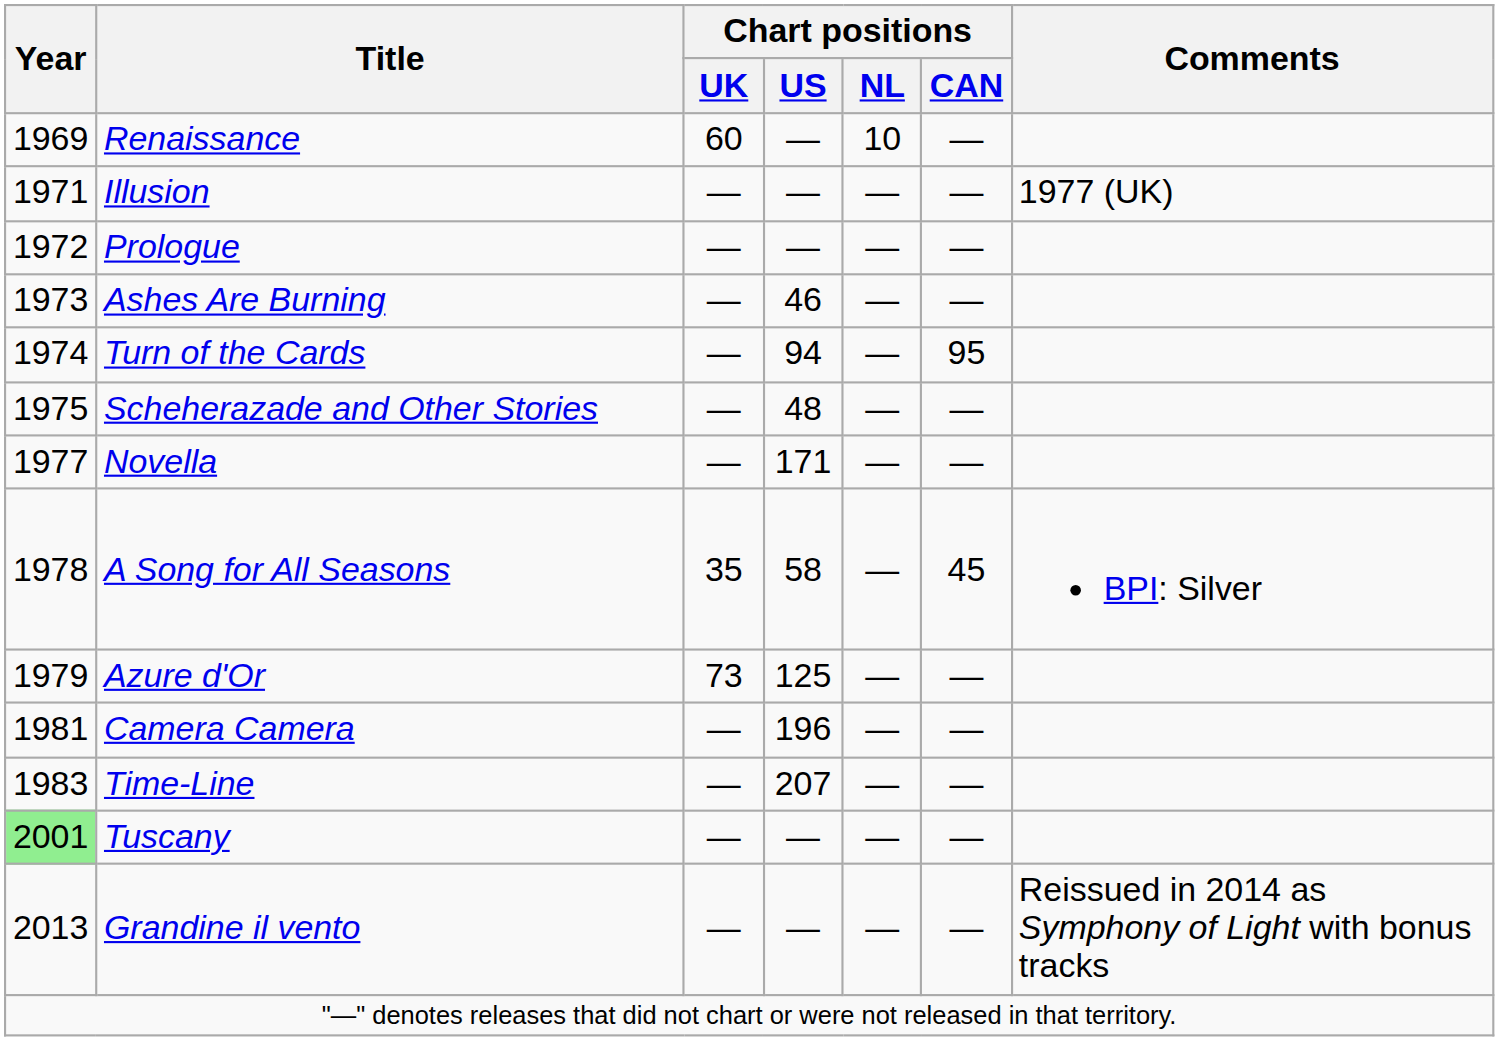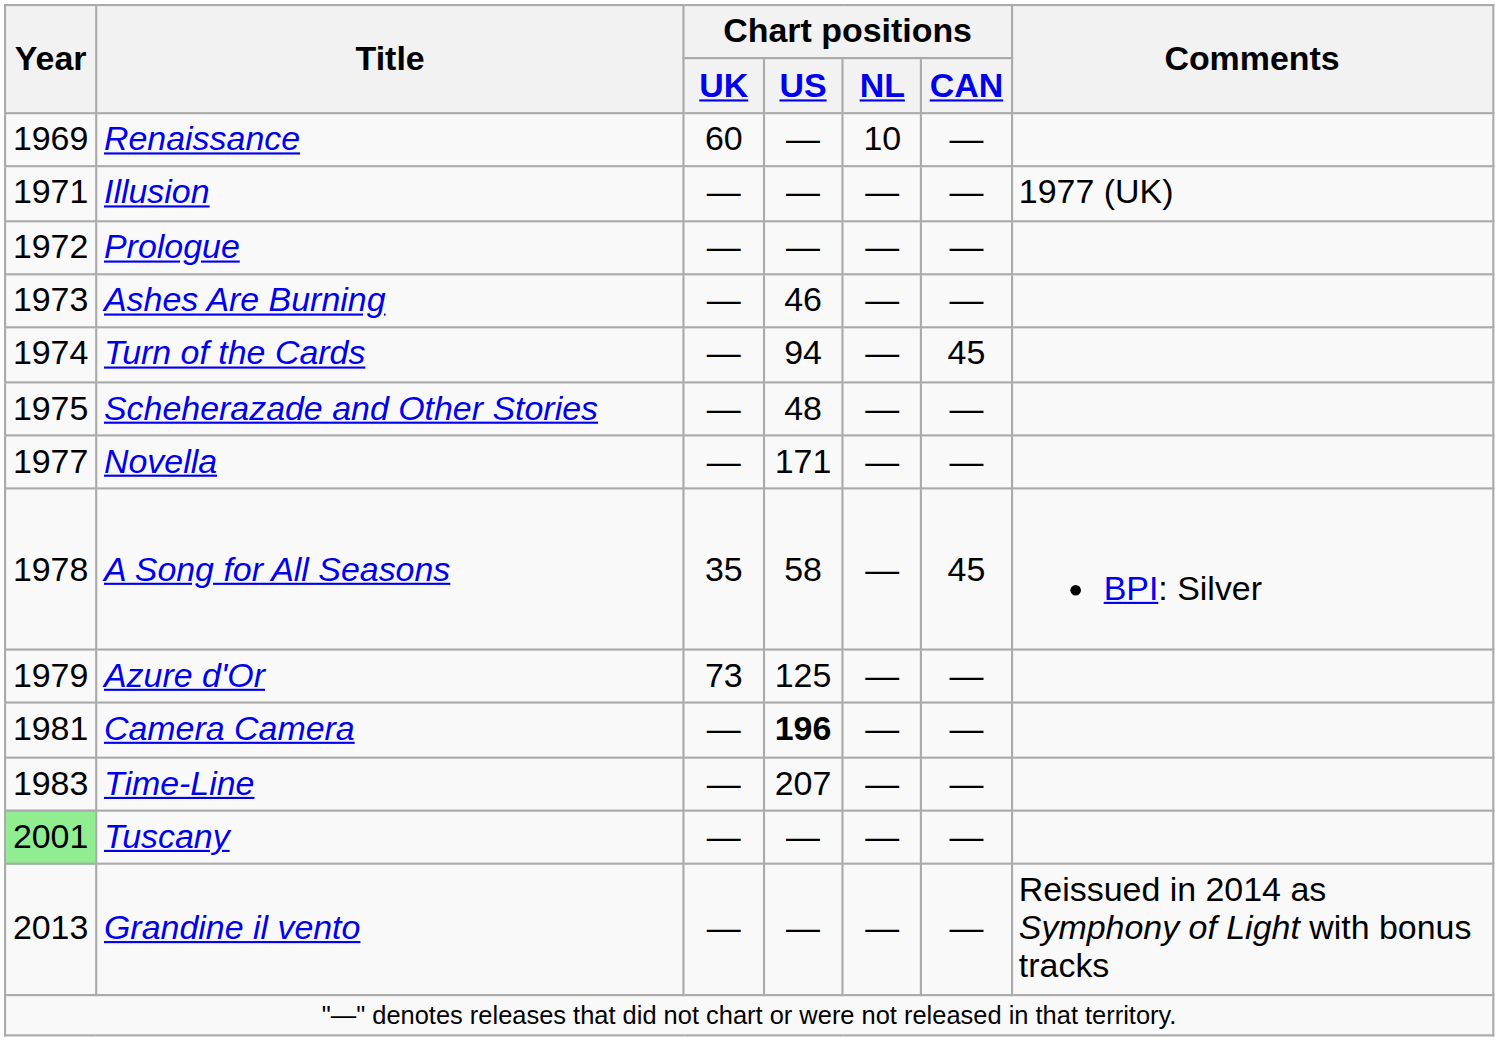(966, 354) 95 -> (966, 354) 45
(803, 729) normal -> (803, 729) bold
